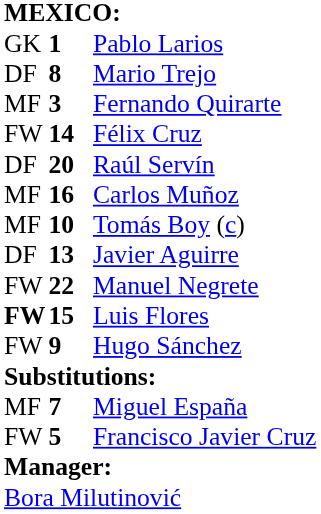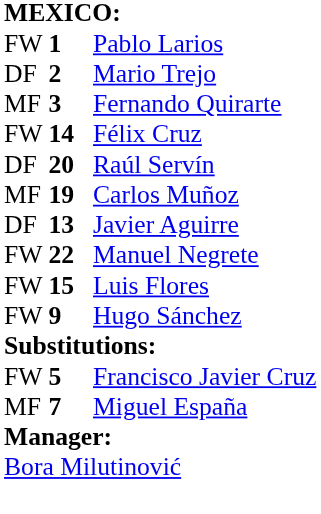(23, 43) GK -> (23, 43) FW
(55, 73) 8 -> (55, 73) 2
(61, 194) 16 -> (61, 194) 19
- row: (169, 224)
(25, 315) bold -> (23, 285) normal
rows swapped: (170, 406) <-> (205, 436)
